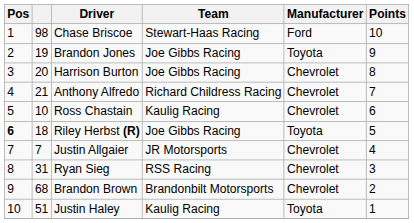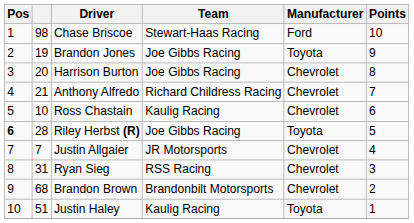(42, 130) 18 -> (42, 130) 28
